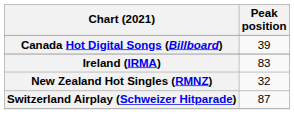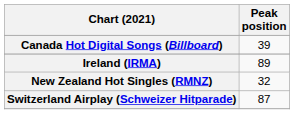(264, 63) 83 -> (264, 63) 89
